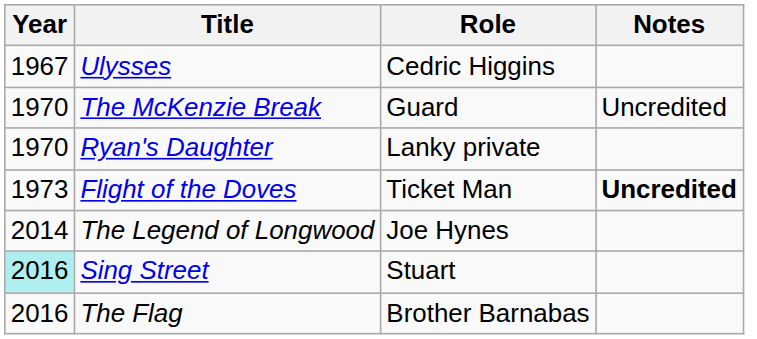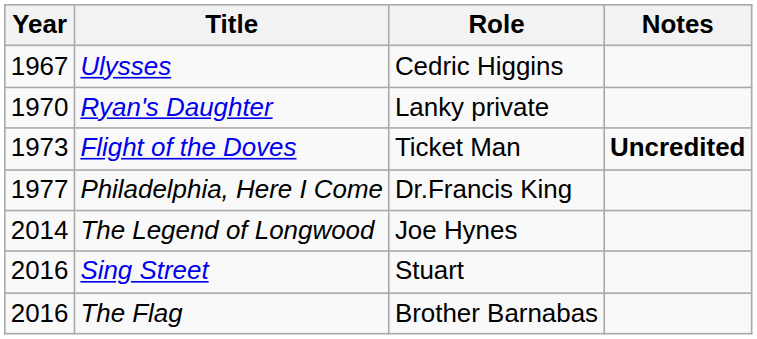- row: (201, 107)
+ row: (232, 189)
(40, 271) paleturquoise background -> (40, 271) no background
